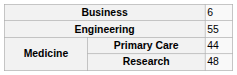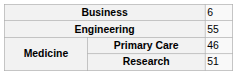(213, 45) 44 -> (213, 45) 46
(213, 62) 48 -> (213, 62) 51
